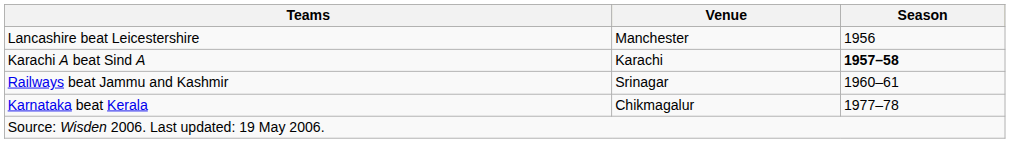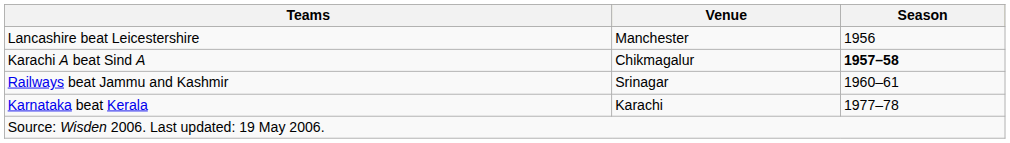(639, 60) Karachi -> (655, 60) Chikmagalur
(655, 104) Chikmagalur -> (639, 104) Karachi
